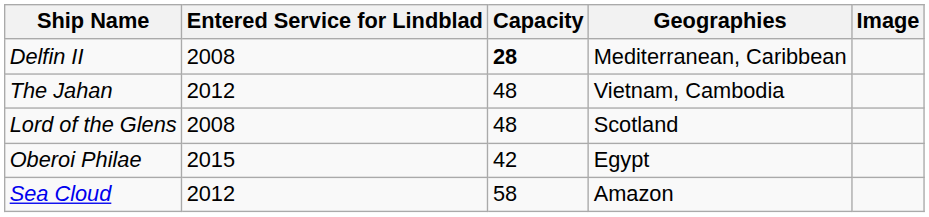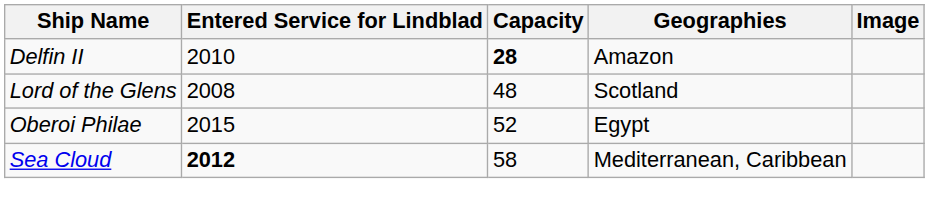(211, 56) 2008 -> (211, 56) 2010
(720, 56) Mediterranean, Caribbean -> (634, 56) Amazon
- row: (61, 90)
(505, 159) 42 -> (505, 125) 52
(211, 194) normal -> (211, 159) bold
(634, 194) Amazon -> (720, 159) Mediterranean, Caribbean
